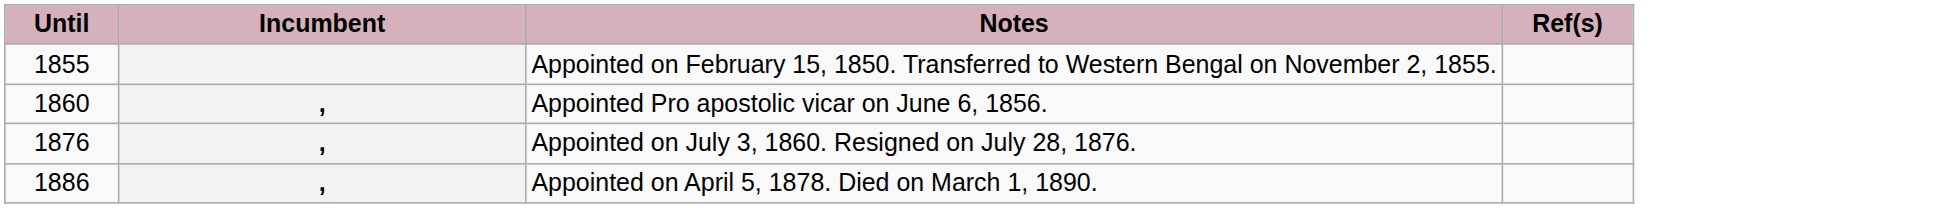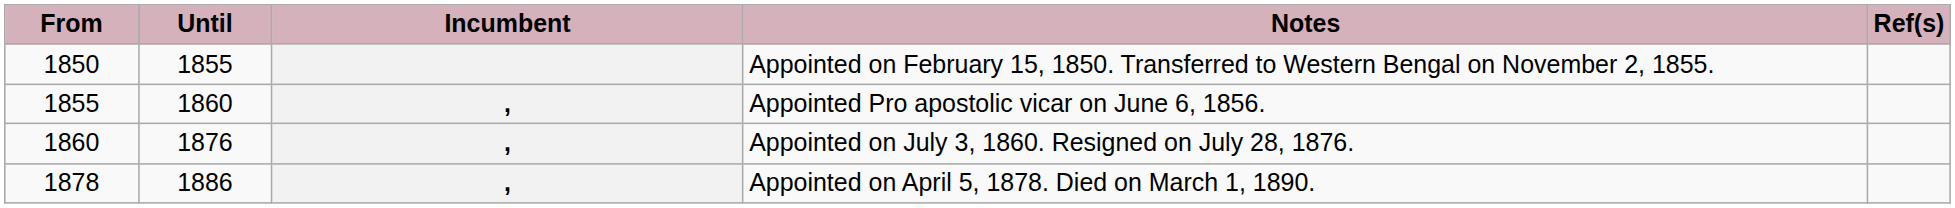+ column: (72, 24)
